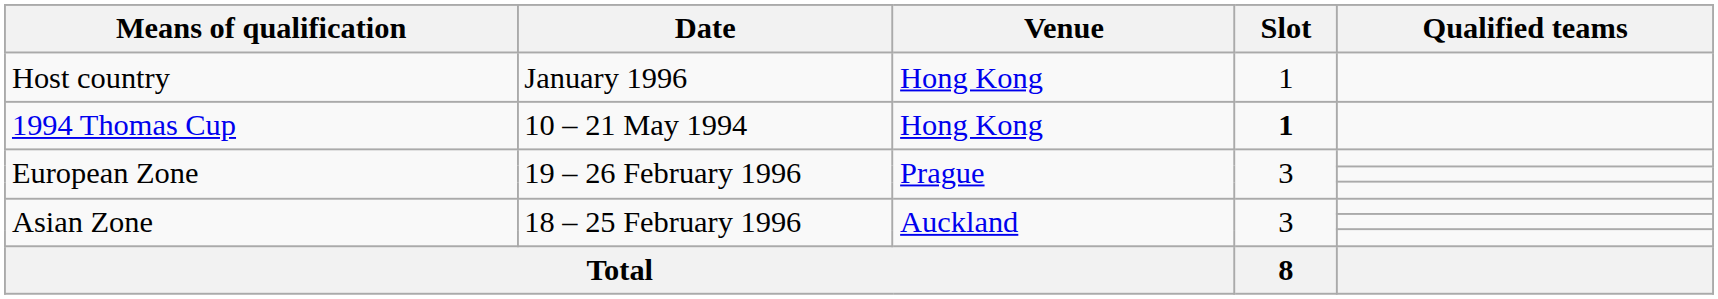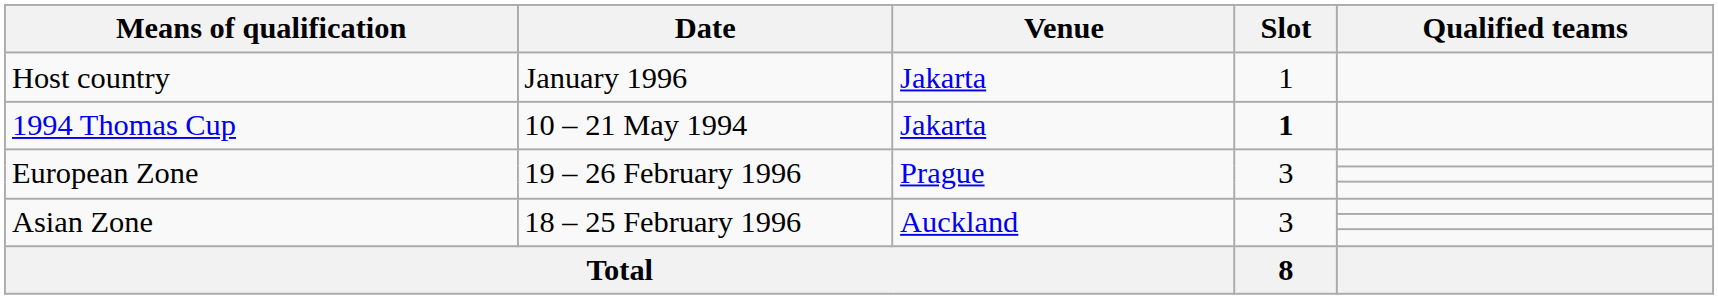(971, 76) Hong Kong -> (943, 76) Jakarta
(971, 125) Hong Kong -> (943, 125) Jakarta
